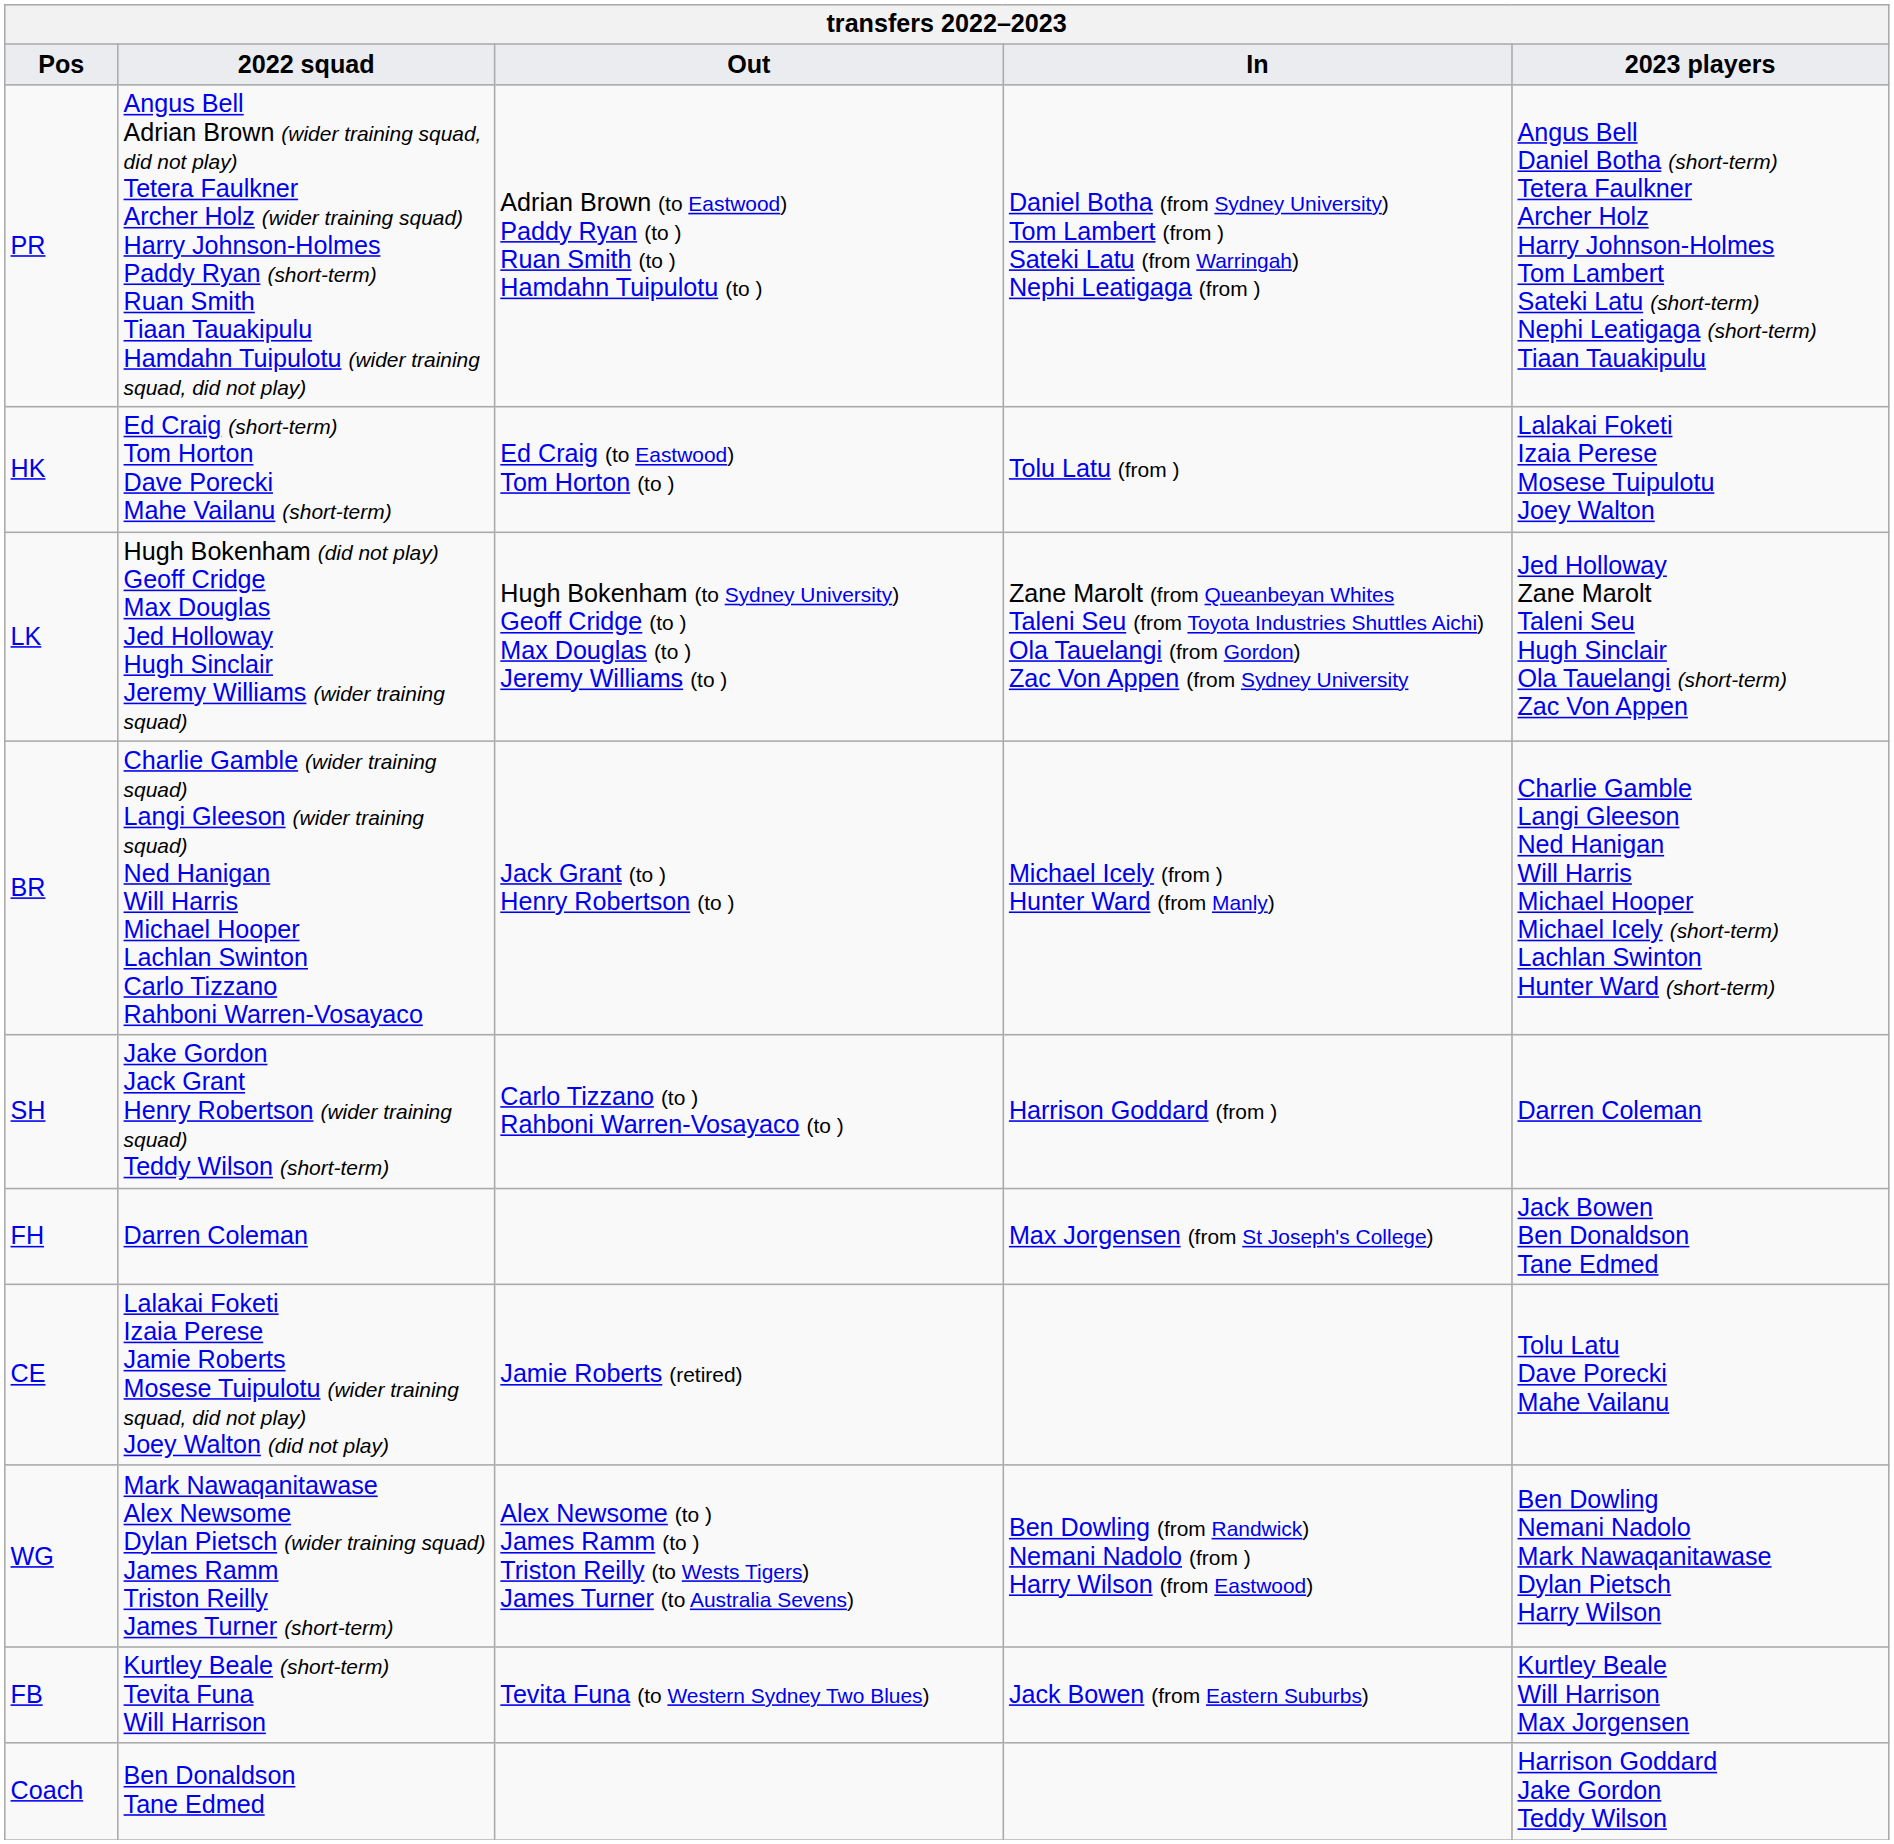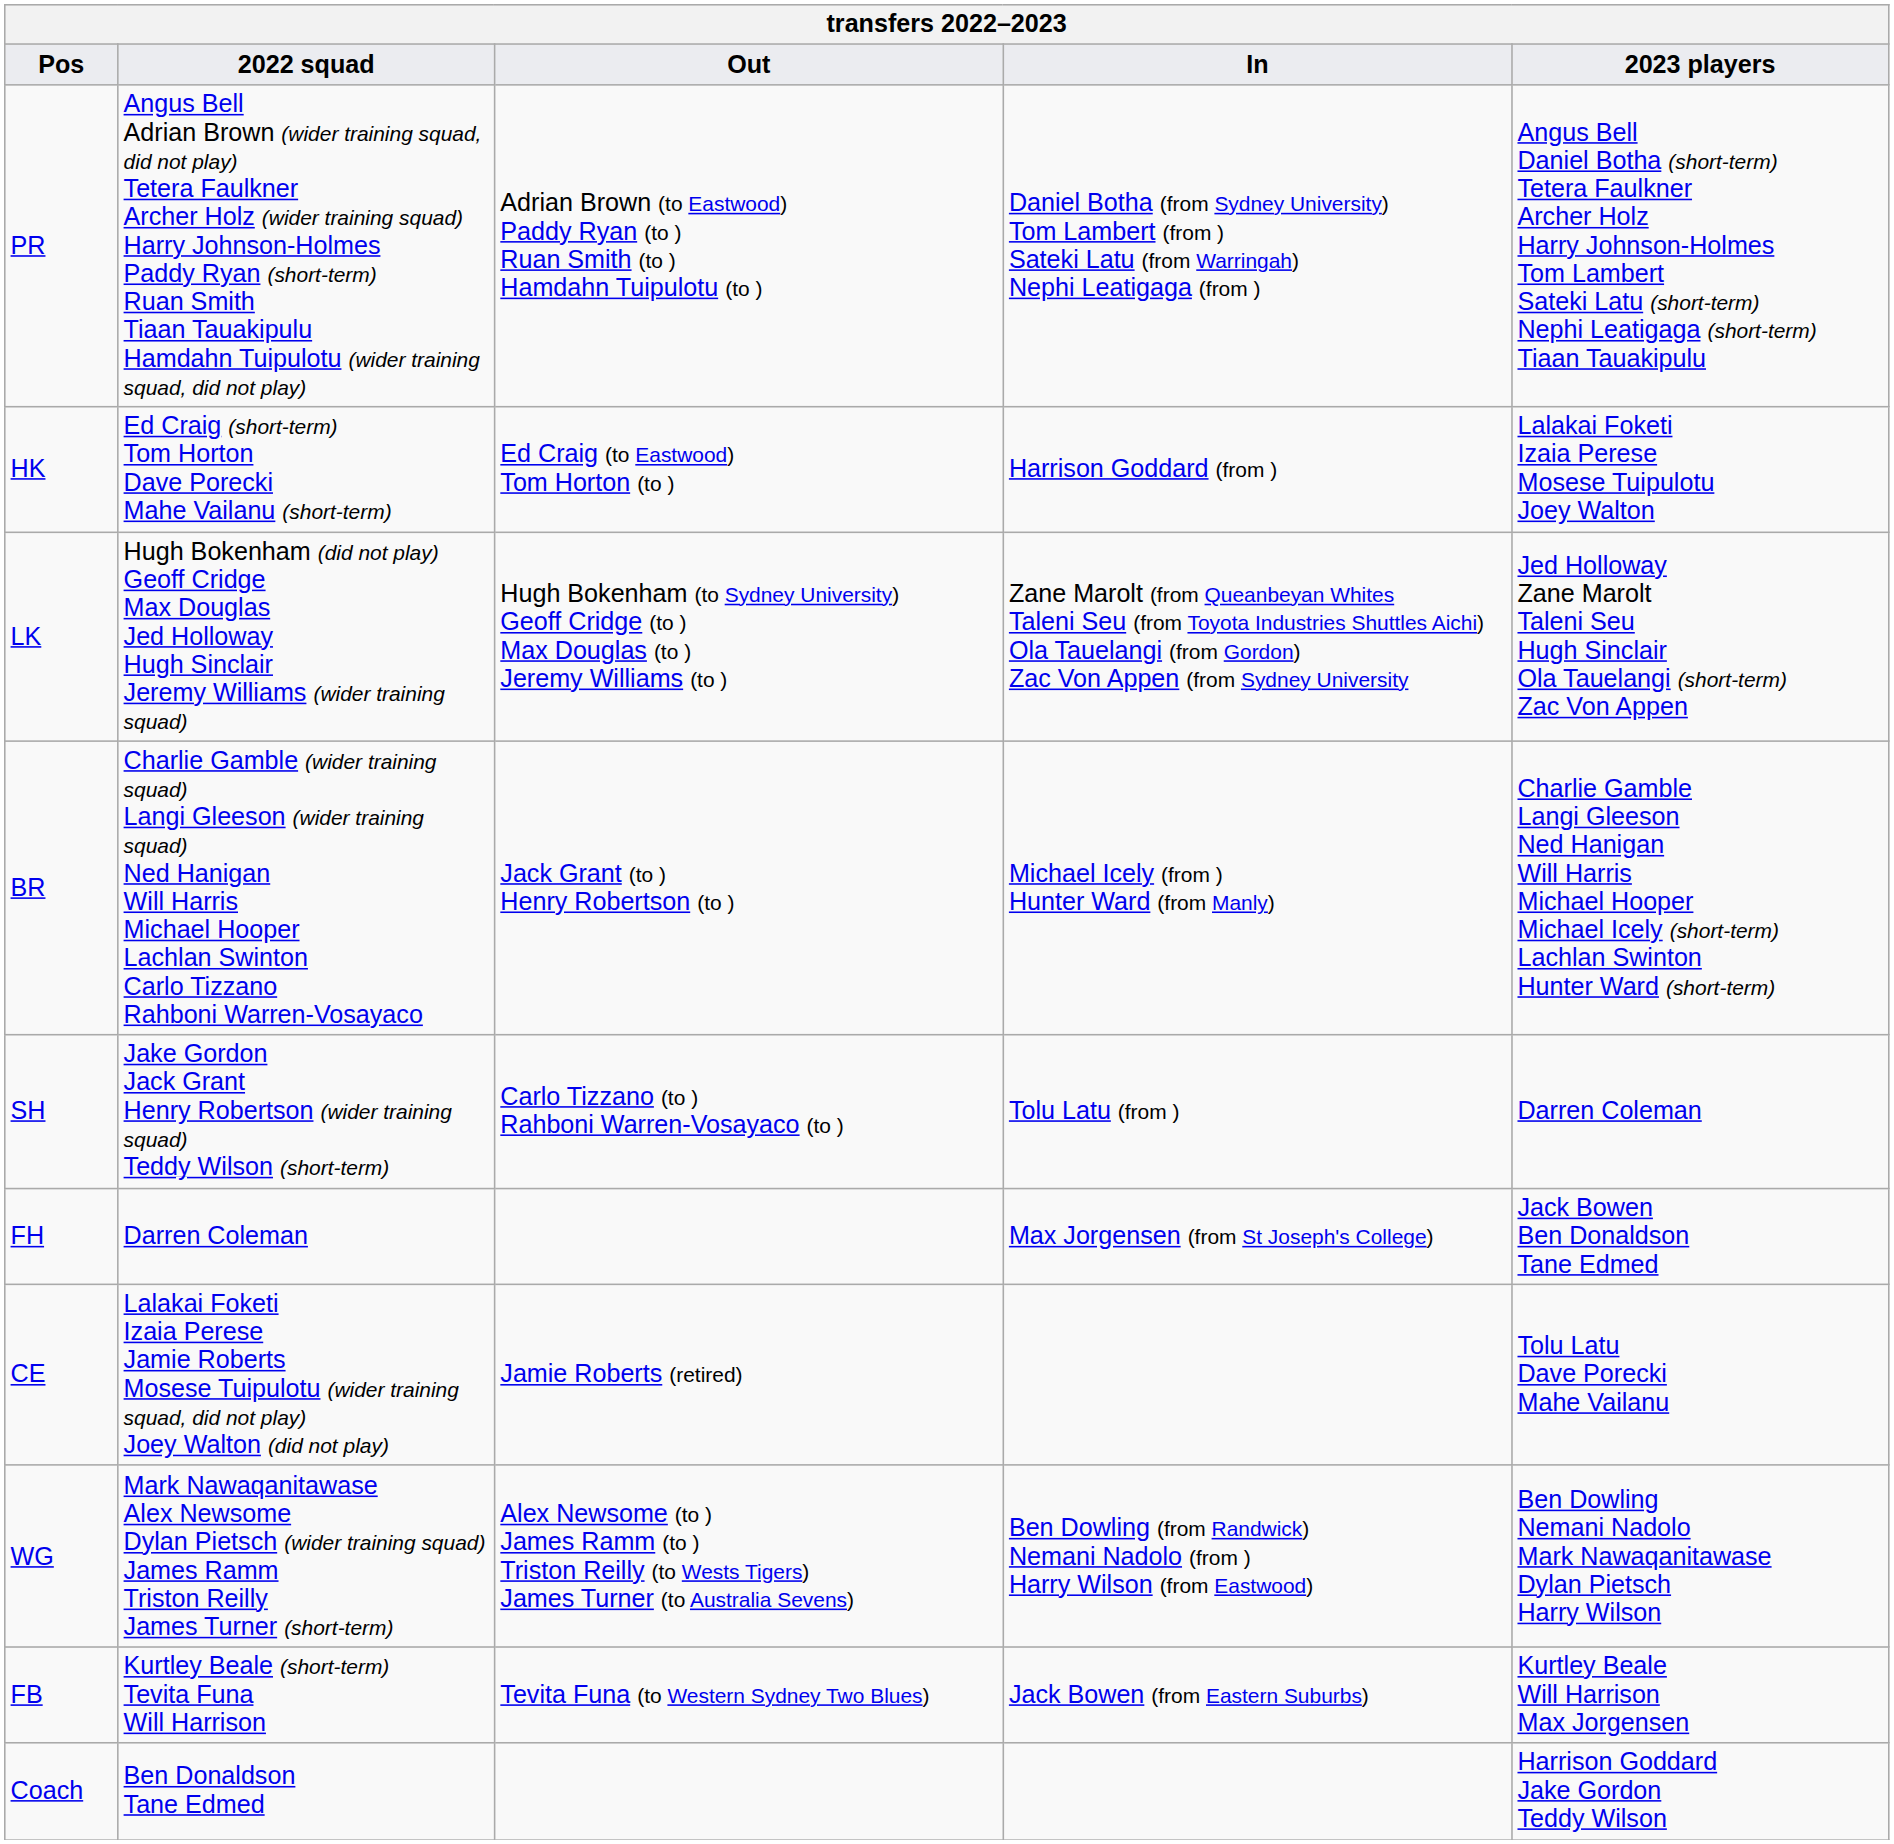(1094, 468) Tolu Latu (from ) -> (1143, 468) Harrison Goddard (from )
(1143, 1111) Harrison Goddard (from ) -> (1094, 1111) Tolu Latu (from )
